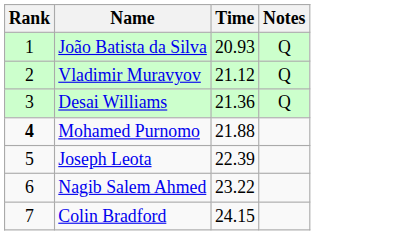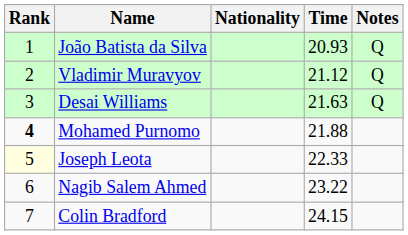+ column: (257, 18)
(235, 103) 21.36 -> (328, 103) 21.63
(29, 159) no background -> (29, 159) lightyellow background
(235, 159) 22.39 -> (328, 159) 22.33
